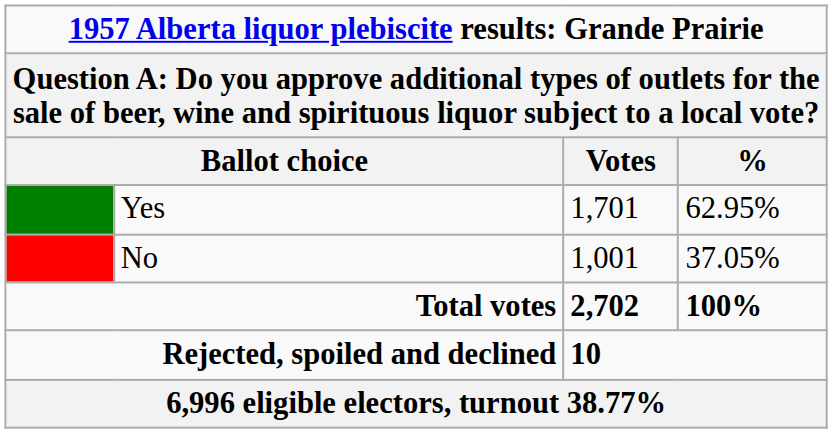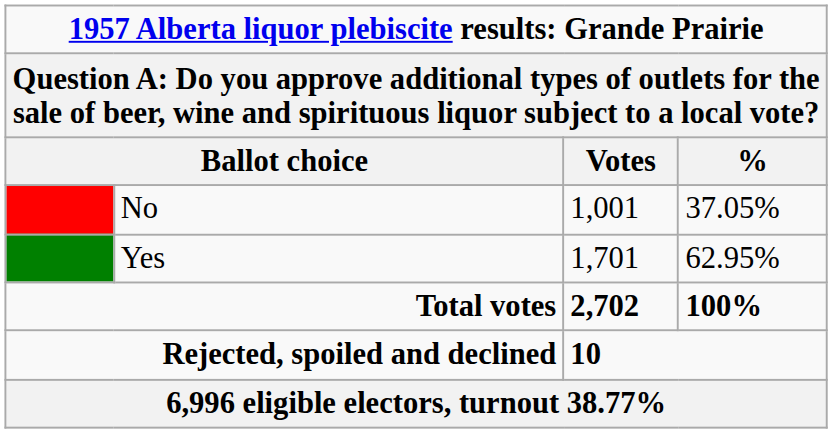rows swapped: (143, 209) <-> (139, 257)
